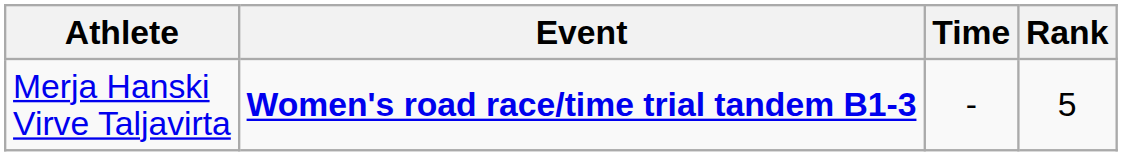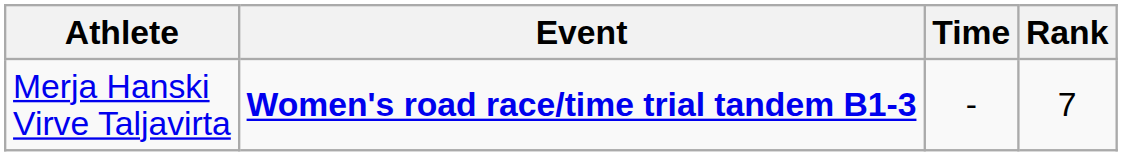(1067, 104) 5 -> (1067, 104) 7
